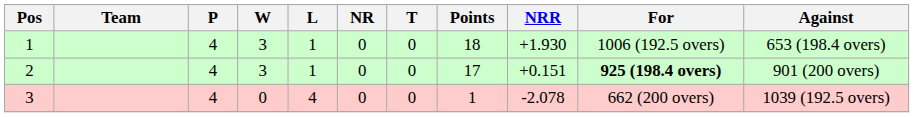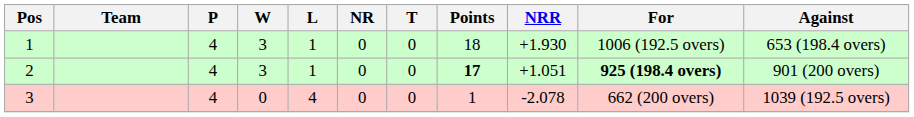(472, 71) normal -> (472, 71) bold
(543, 71) +0.151 -> (543, 71) +1.051
